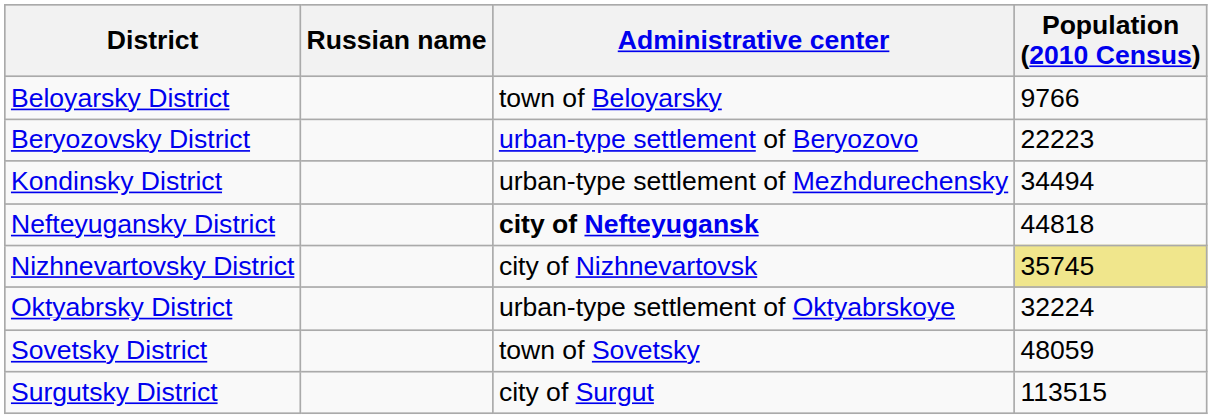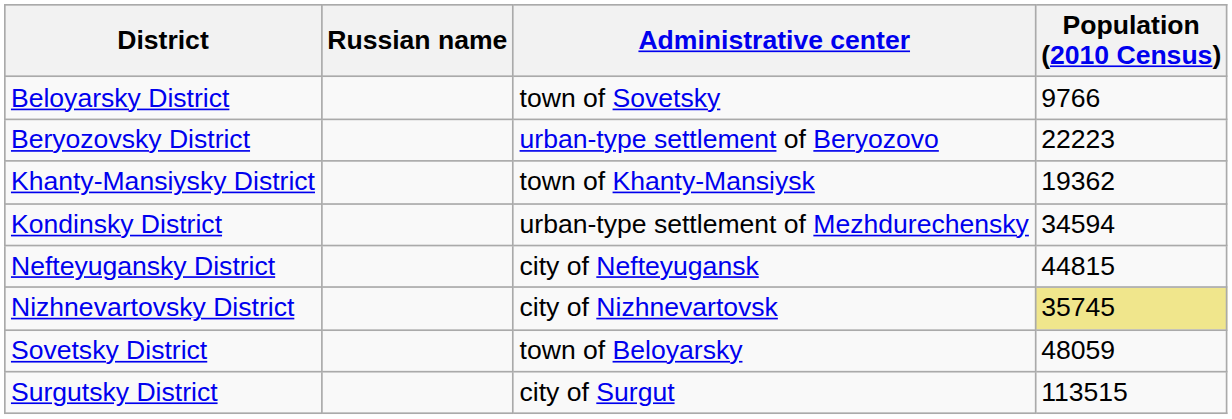(610, 97) town of Beloyarsky -> (620, 97) town of Sovetsky
+ row: (163, 181)
(1057, 181) 34494 -> (1078, 223) 34594
(629, 223) bold -> (639, 266) normal
(1057, 223) 44818 -> (1078, 266) 44815
- row: (122, 308)
(599, 350) town of Sovetsky -> (631, 350) town of Beloyarsky
